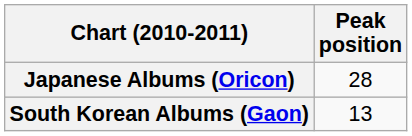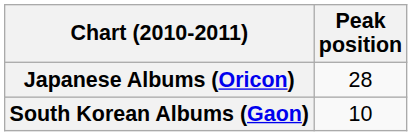(361, 113) 13 -> (361, 113) 10
